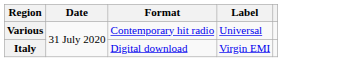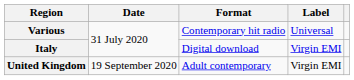+ row: (46, 65)
